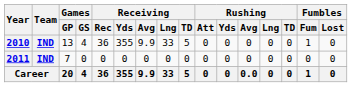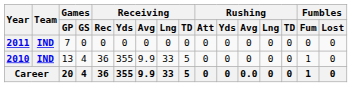rows swapped: (18, 43) <-> (18, 58)
